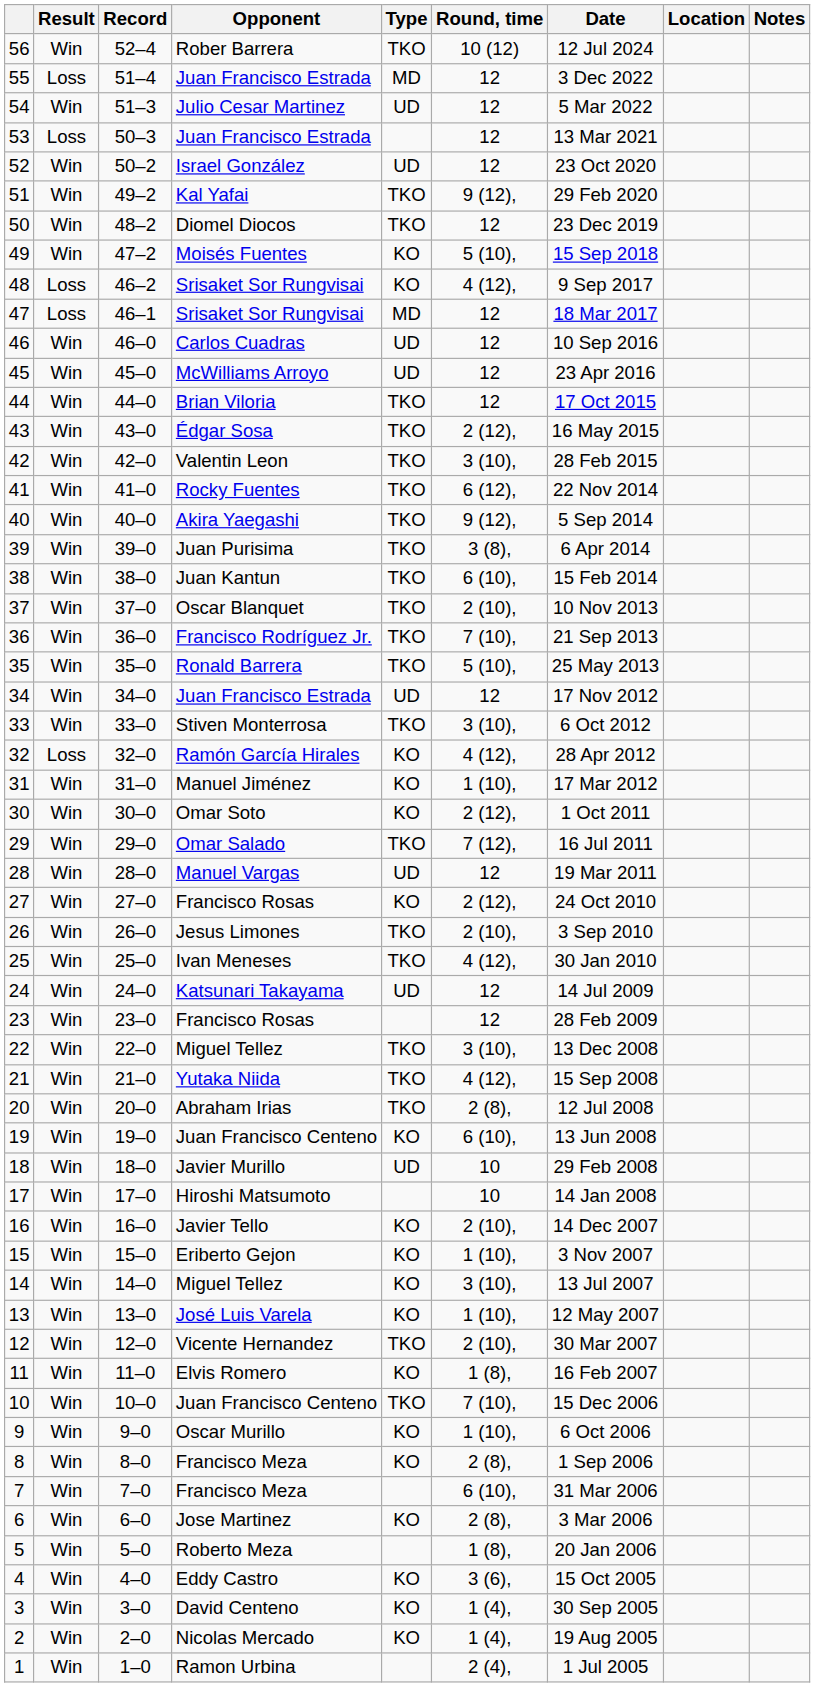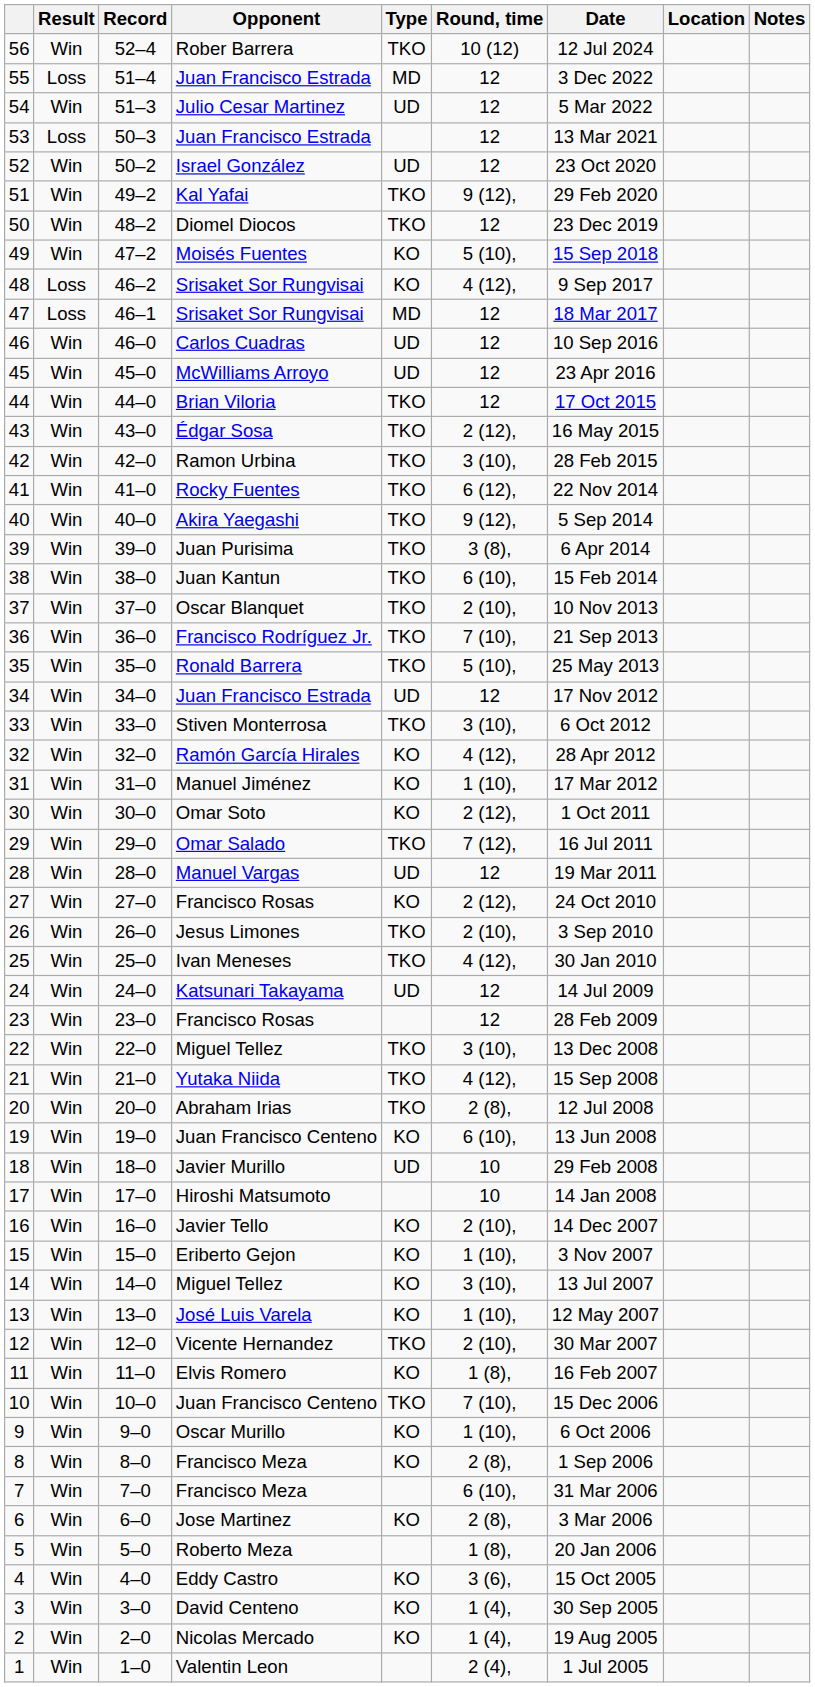(232, 460) Valentin Leon -> (236, 460) Ramon Urbina
(66, 755) Loss -> (66, 755) Win
(236, 1667) Ramon Urbina -> (232, 1667) Valentin Leon
